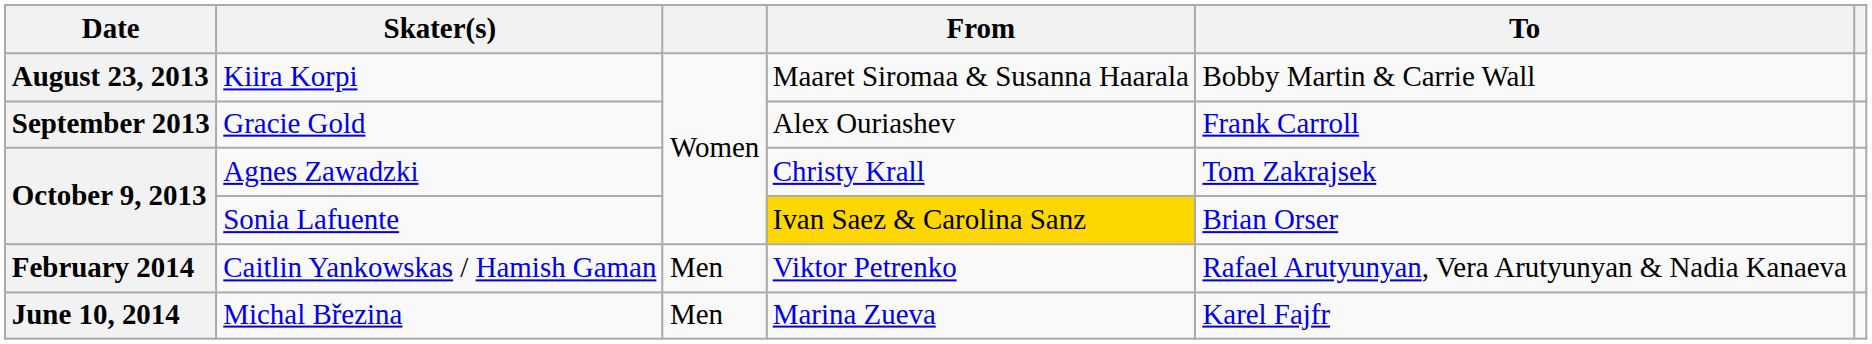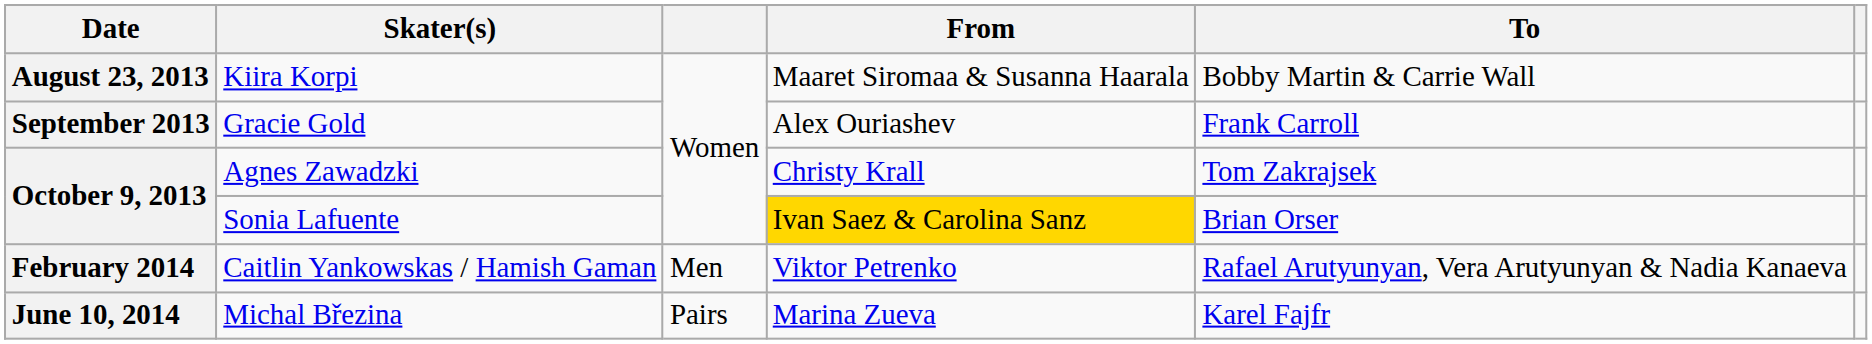(696, 315) Men -> (699, 315) Pairs
